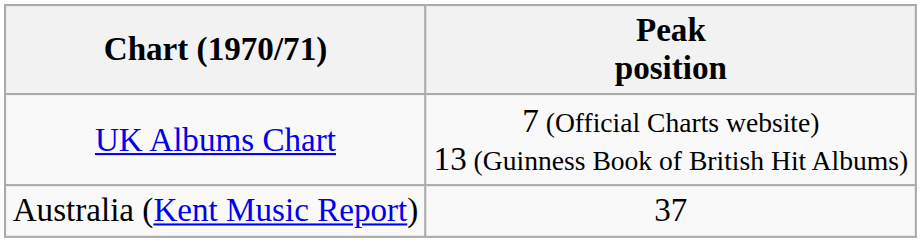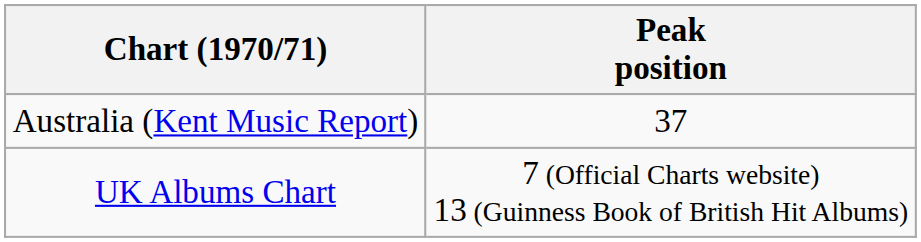rows swapped: (215, 210) <-> (215, 139)
